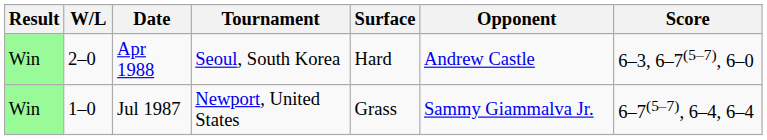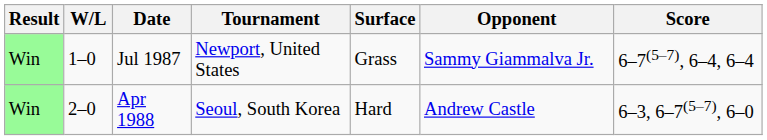rows swapped: (149, 109) <-> (136, 59)
